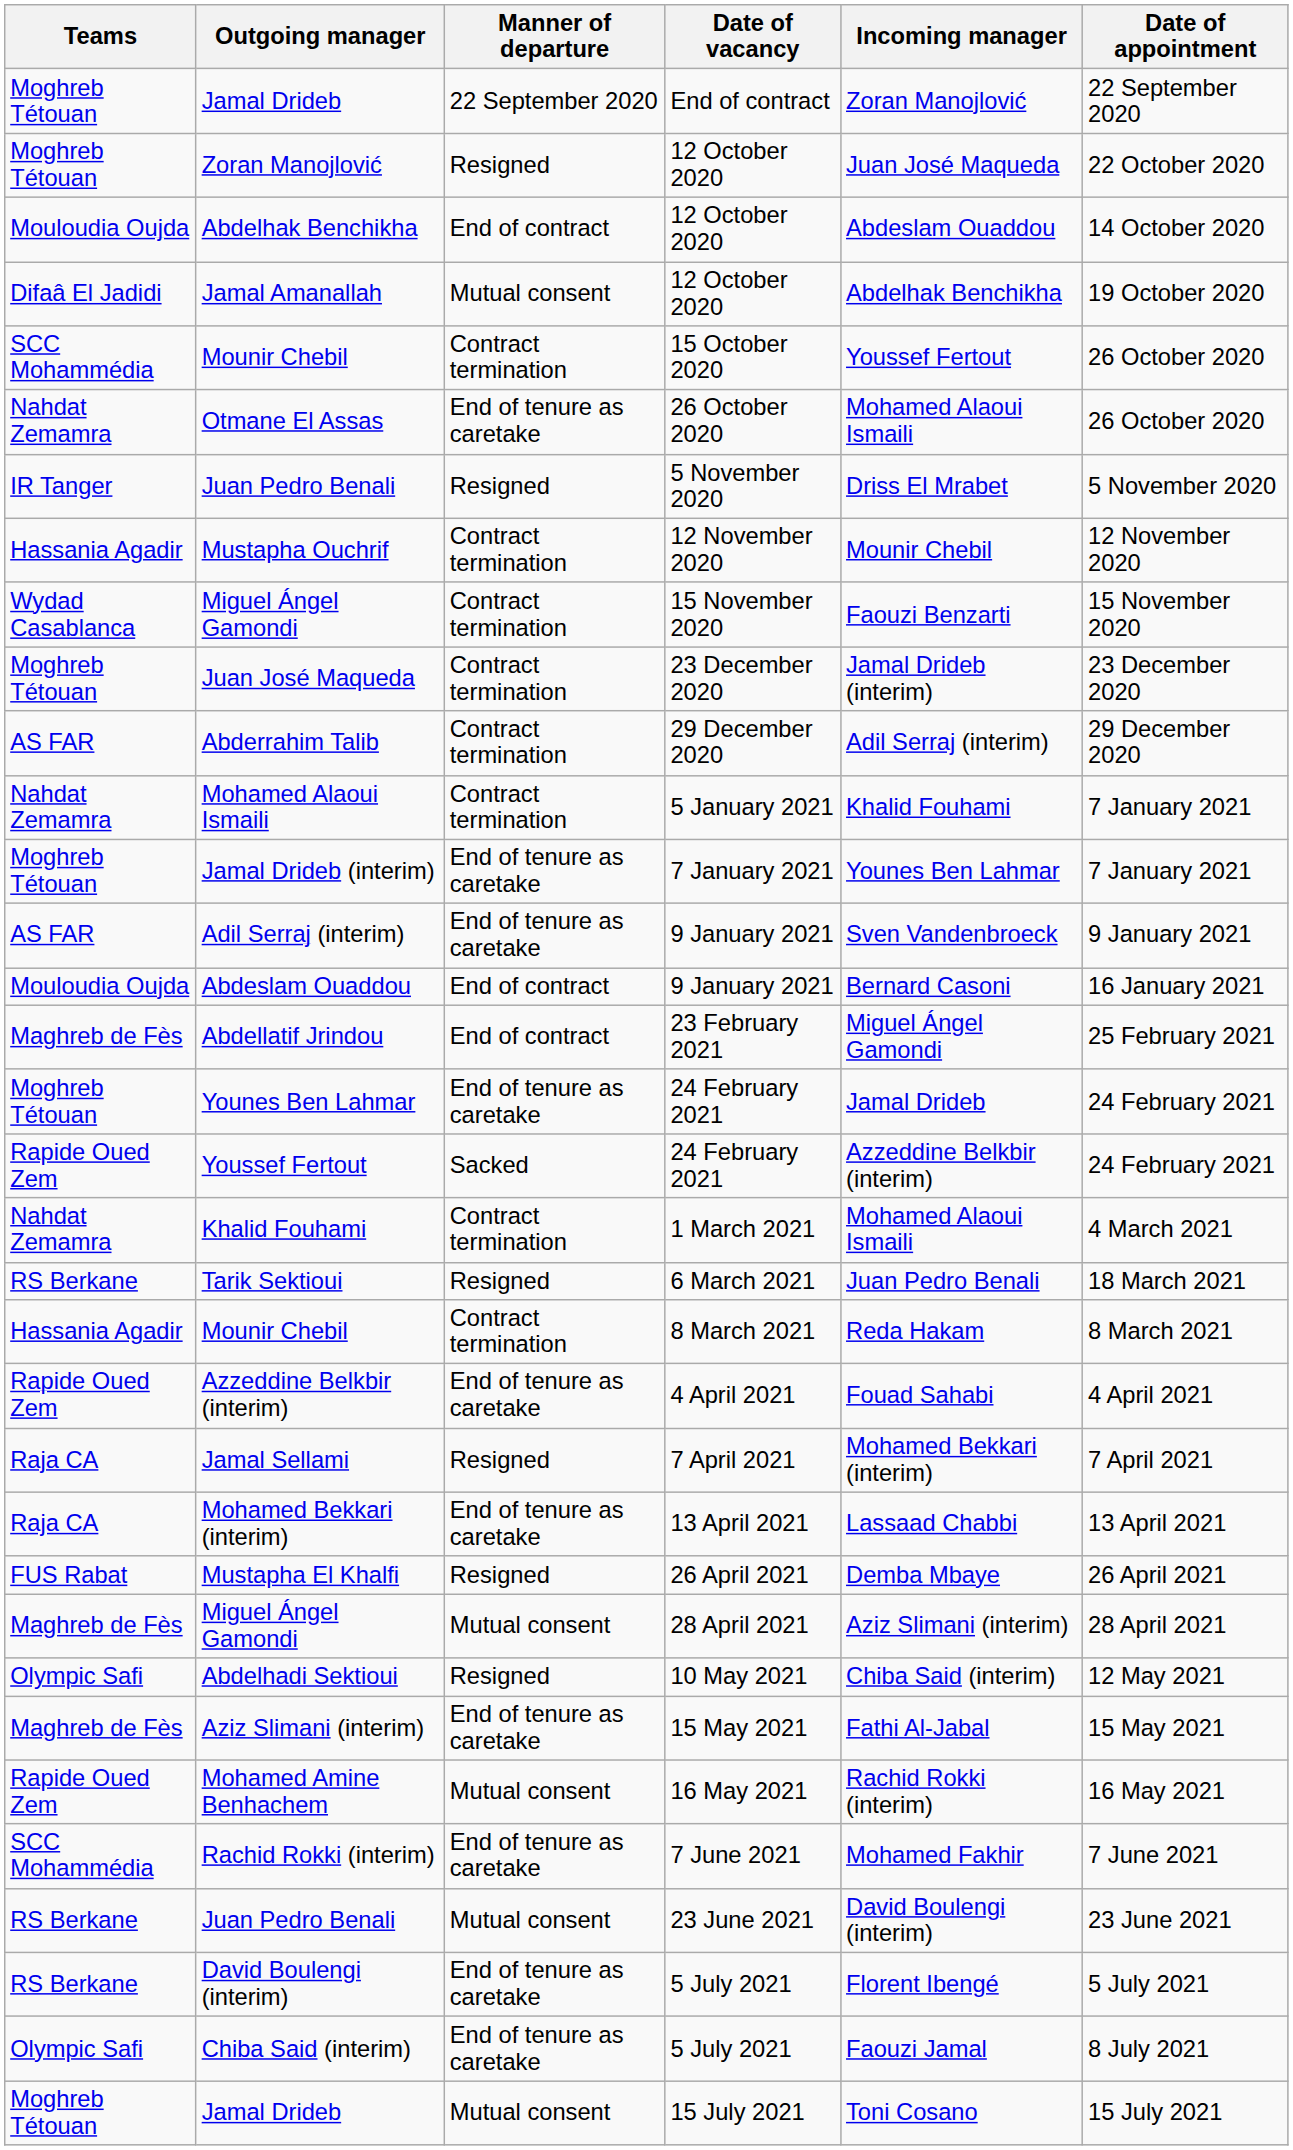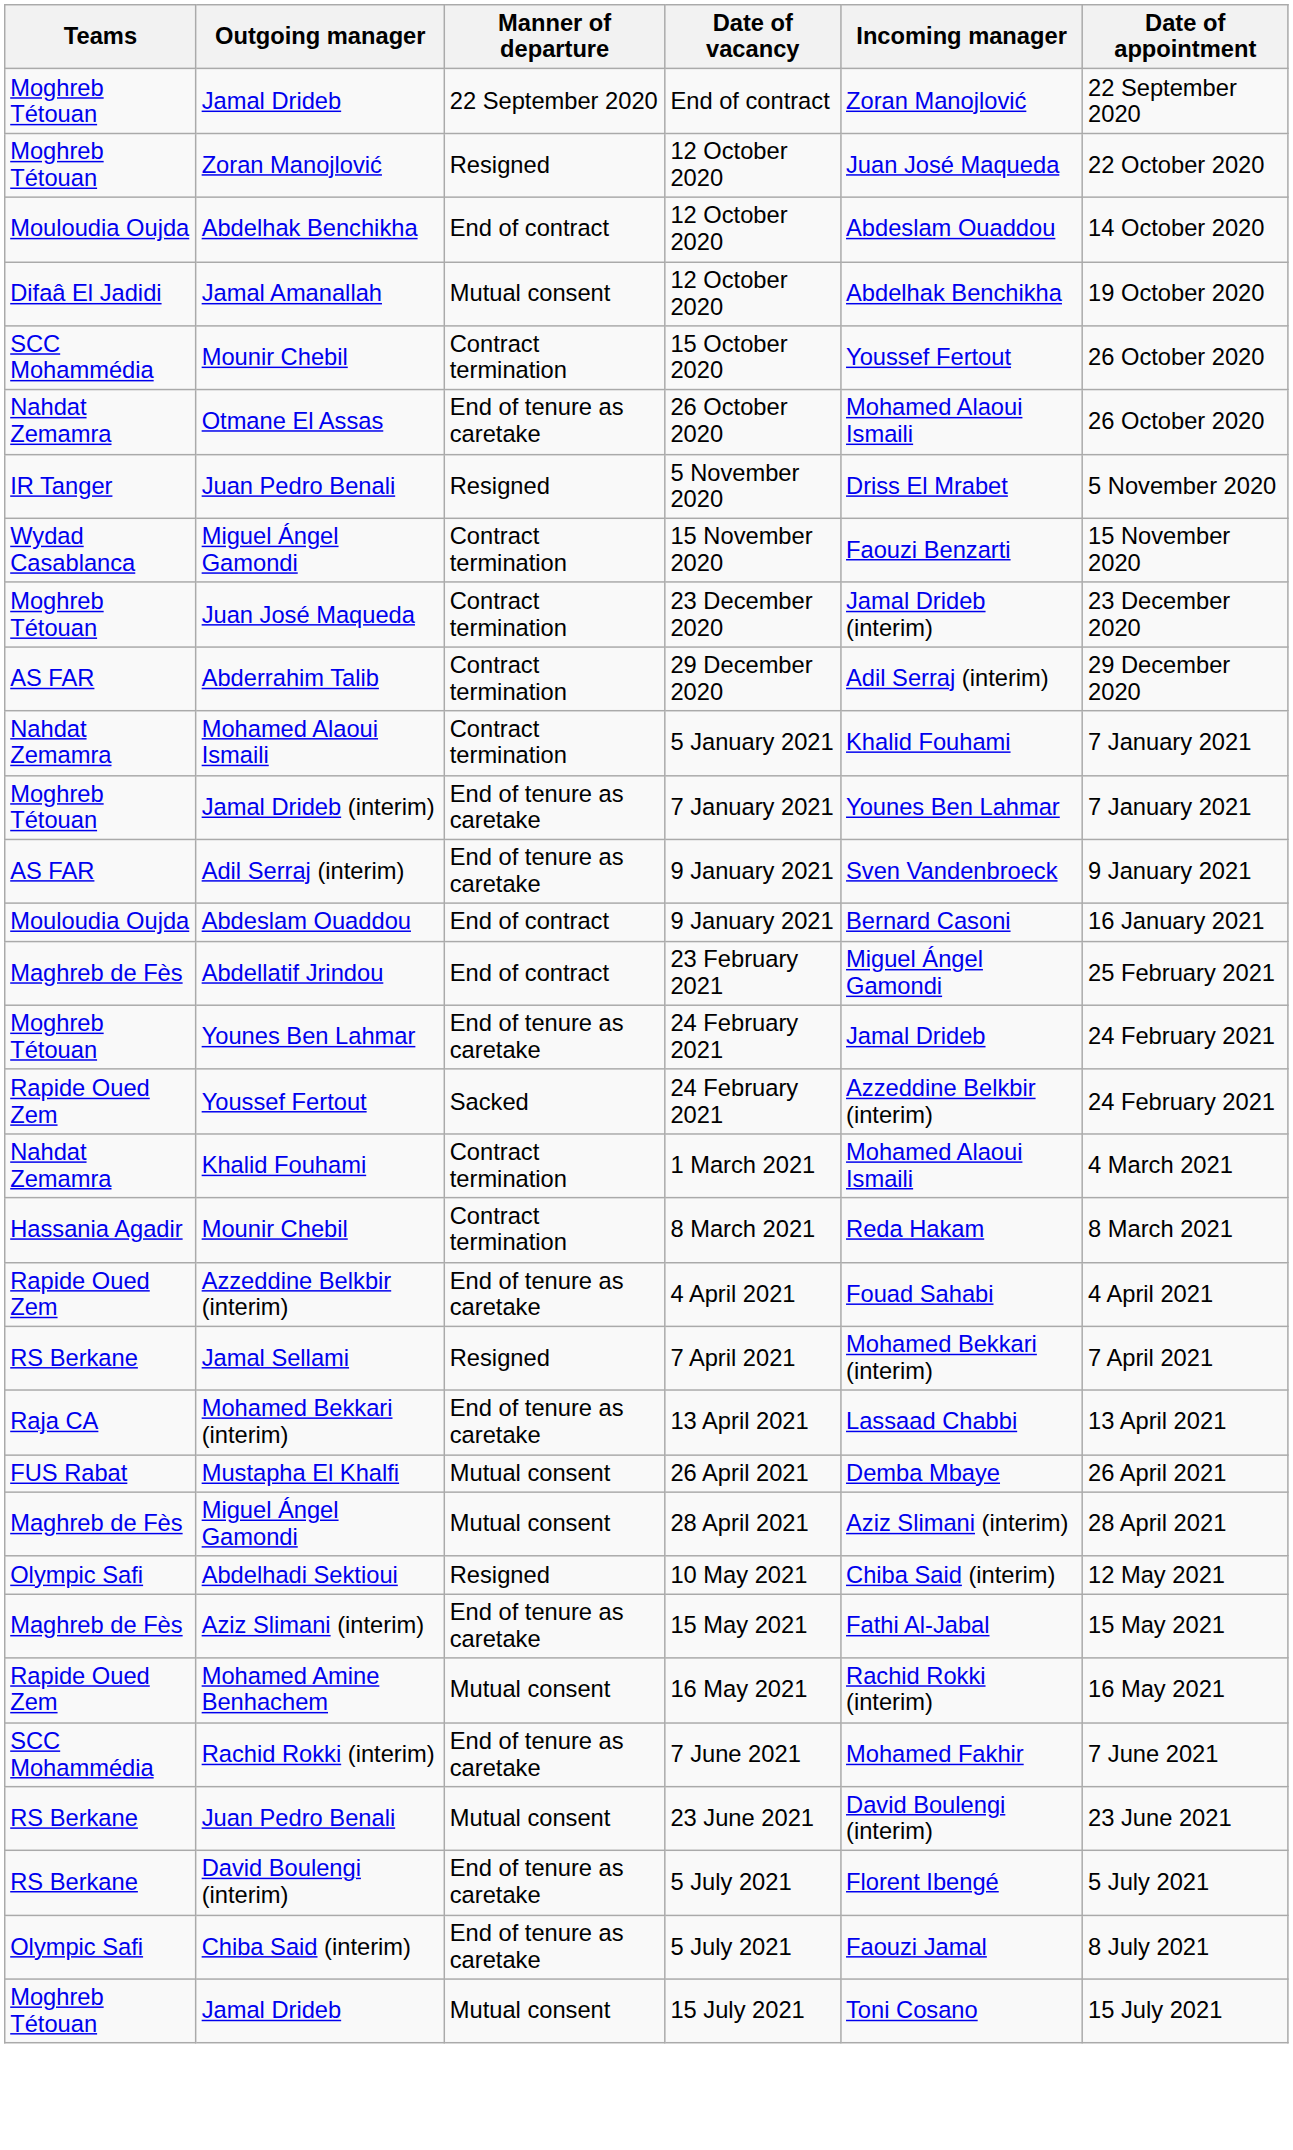- row: (295, 550)
- row: (272, 1280)
(54, 1459) Raja CA -> (74, 1358) RS Berkane
(500, 1574) Resigned -> (530, 1473) Mutual consent
